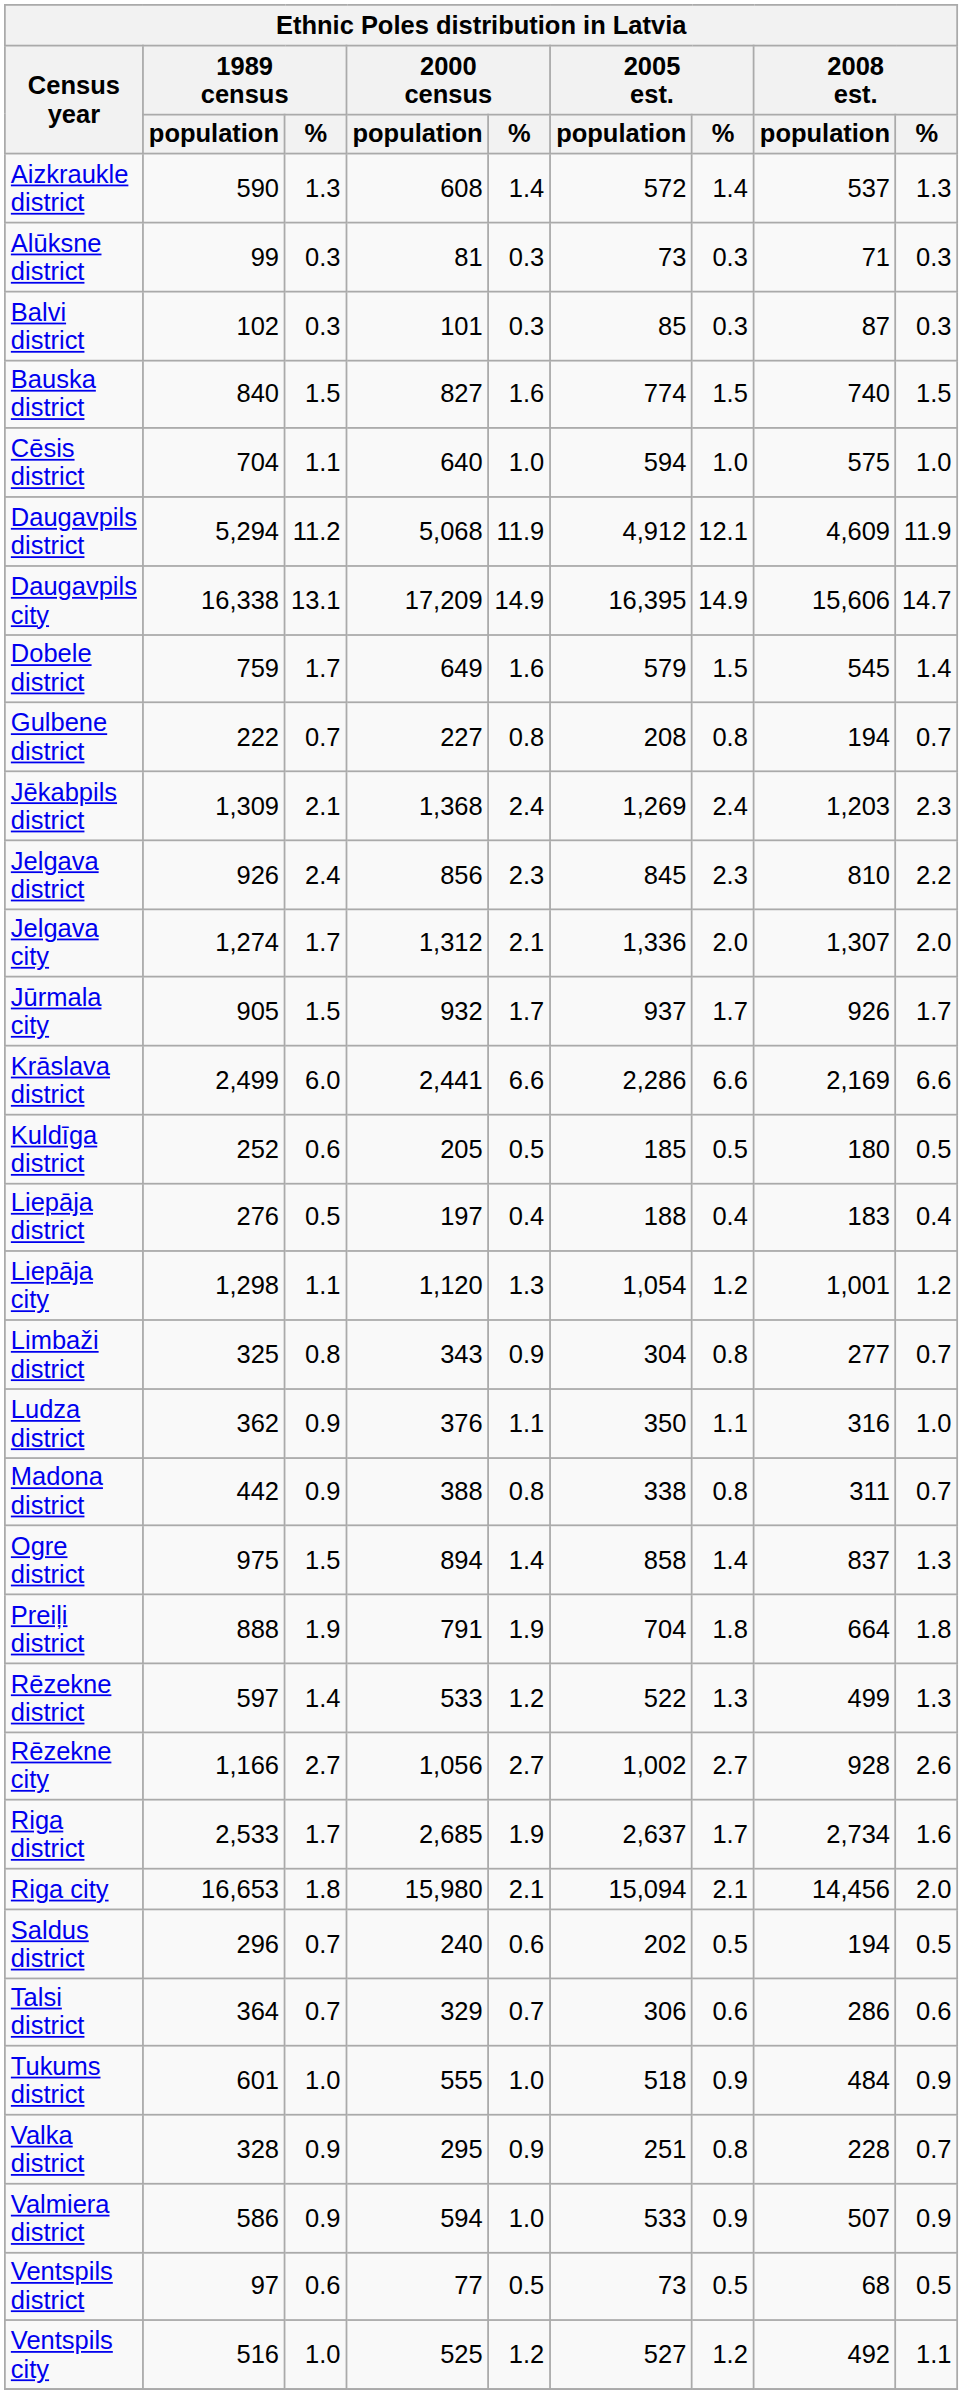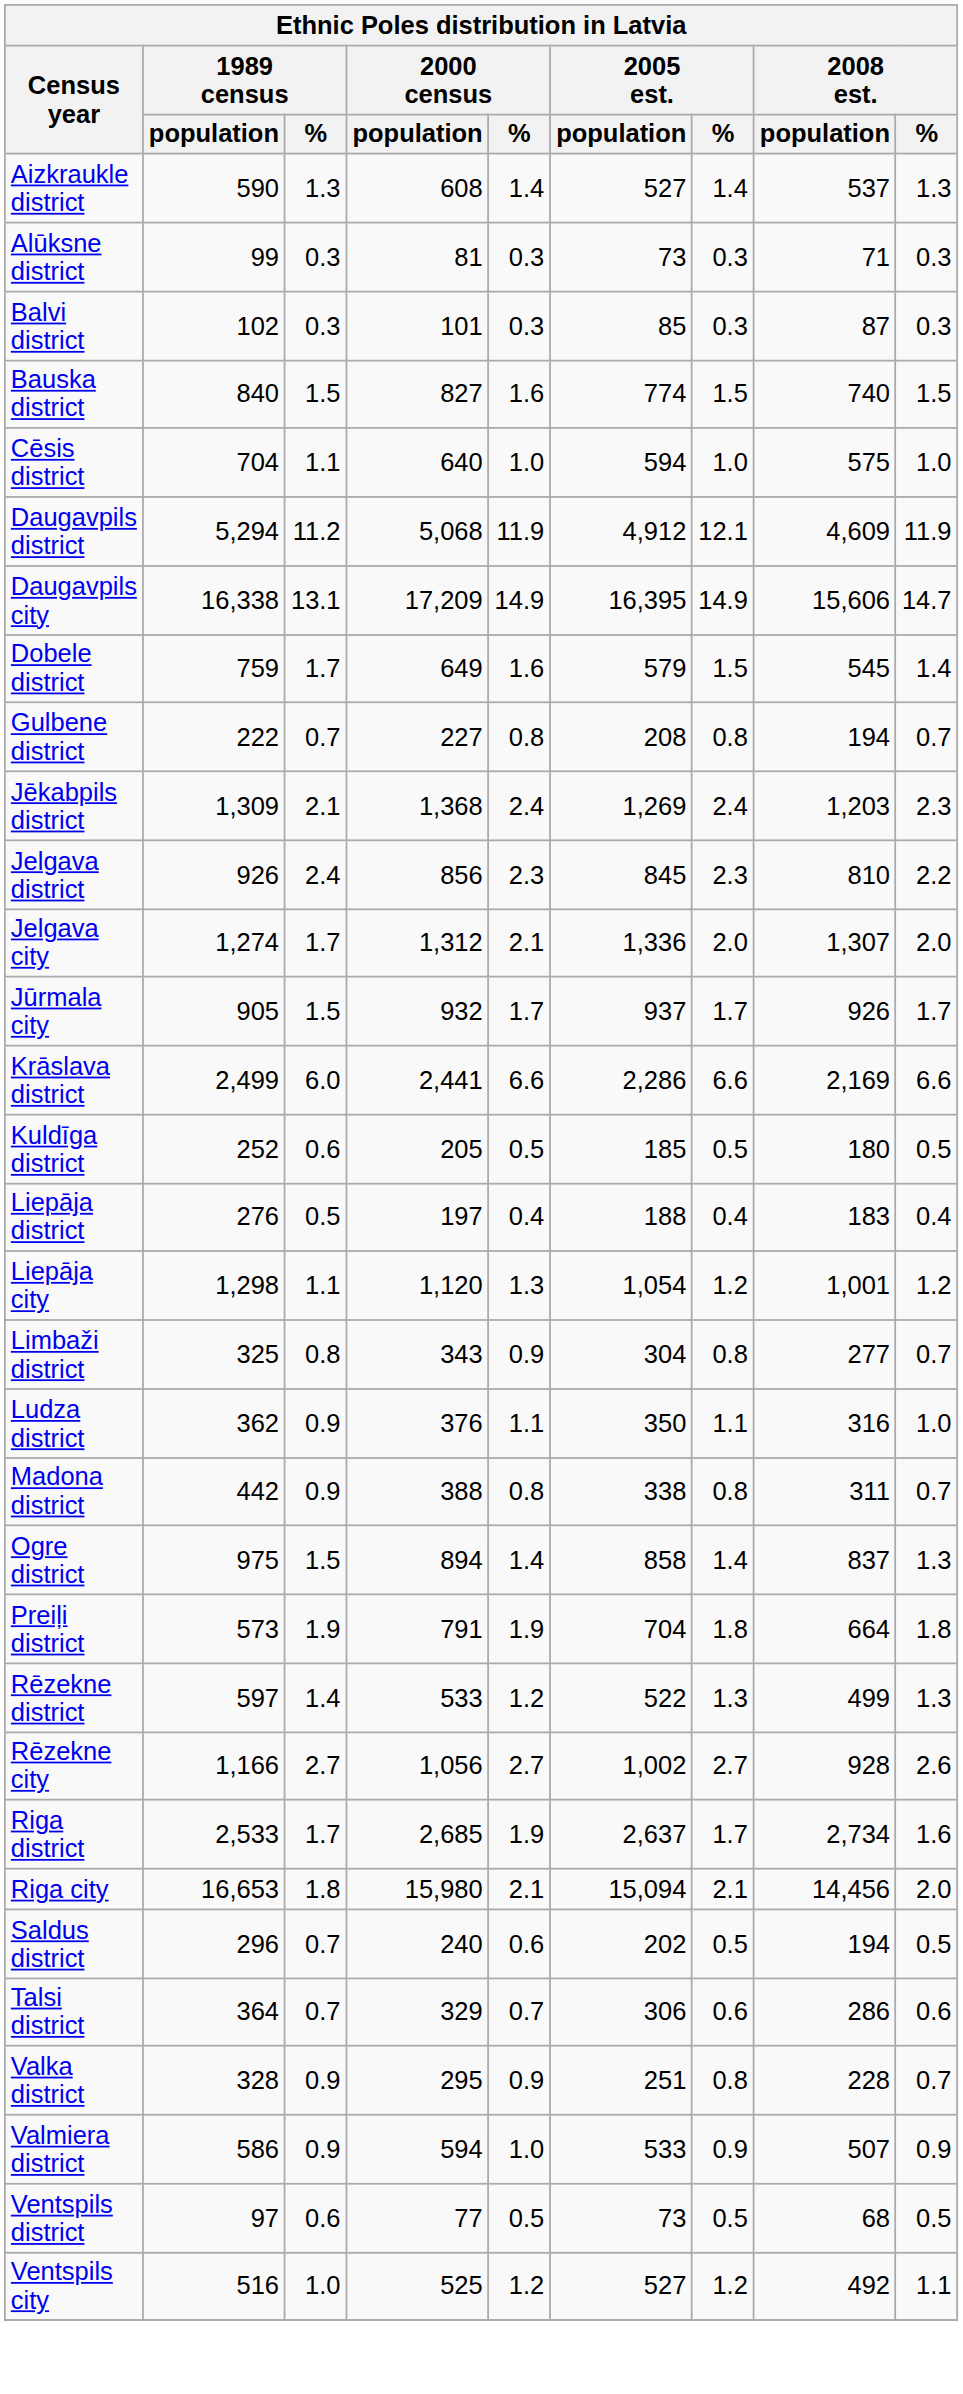(665, 189) 572 -> (665, 189) 527
(258, 1629) 888 -> (258, 1629) 573
- row: (56, 2081)
